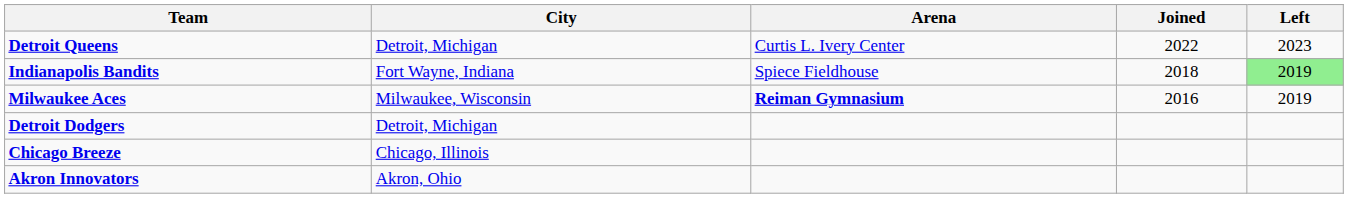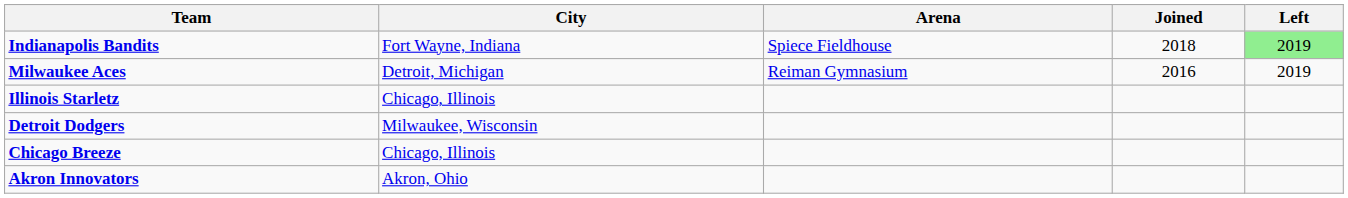- row: (63, 44)
(453, 98) Milwaukee, Wisconsin -> (443, 71) Detroit, Michigan
(829, 98) bold -> (838, 71) normal
+ row: (64, 98)
(436, 125) Detroit, Michigan -> (460, 125) Milwaukee, Wisconsin
